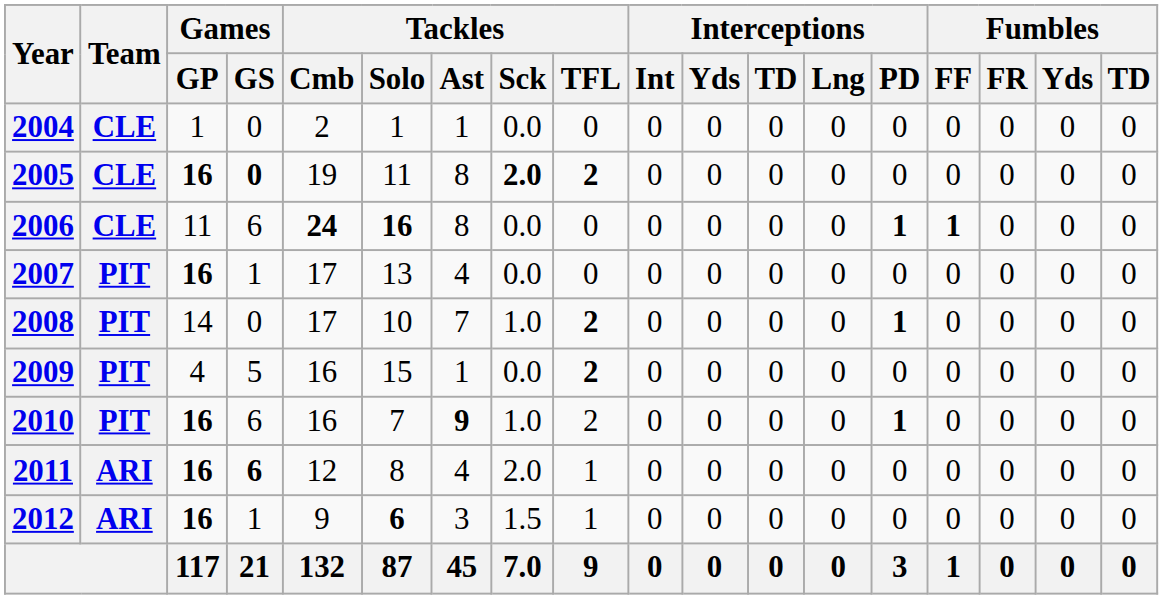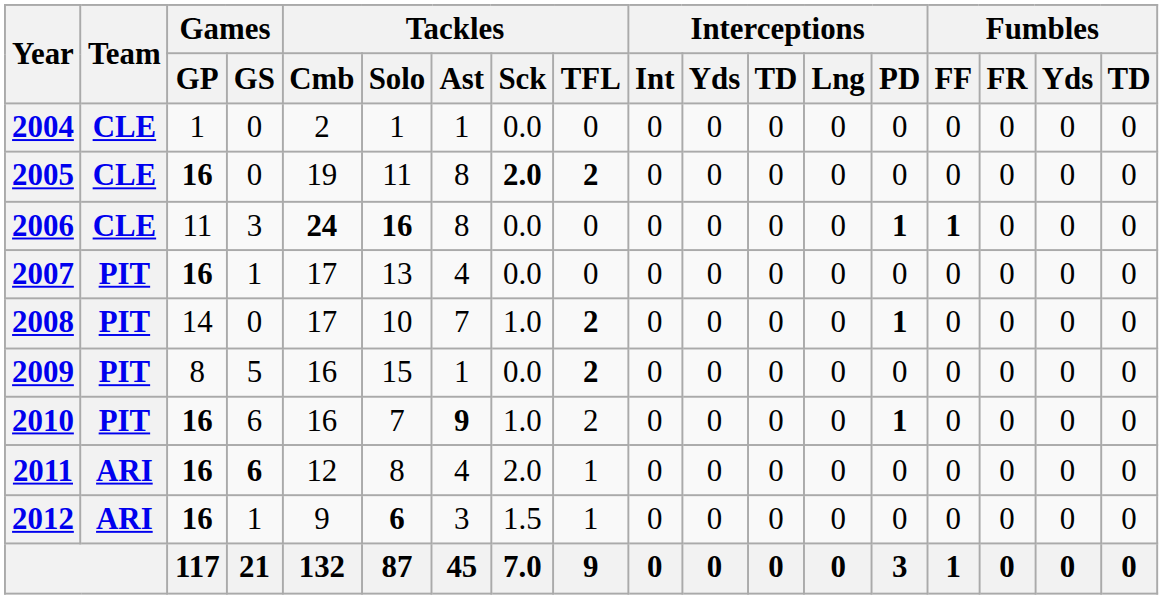(254, 175) bold -> (254, 175) normal
(254, 224) 6 -> (254, 224) 3
(197, 371) 4 -> (197, 371) 8
